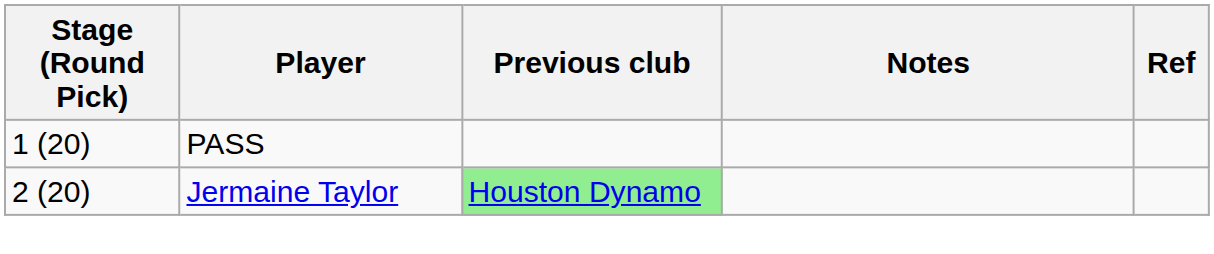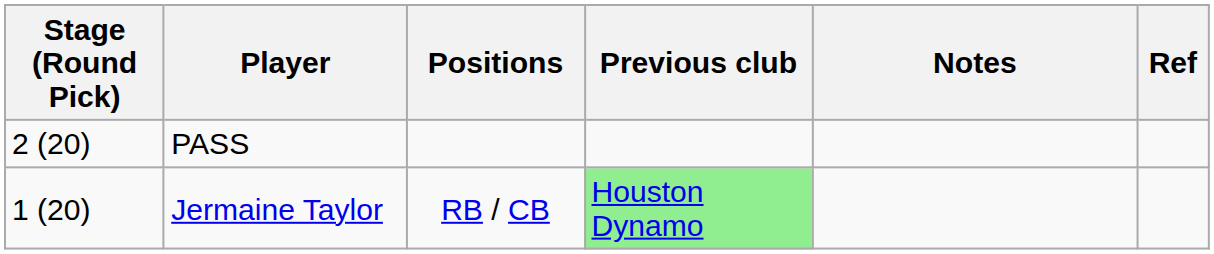+ column: (495, 63)
(51, 144) 1 (20) -> (51, 144) 2 (20)
(51, 192) 2 (20) -> (51, 208) 1 (20)
